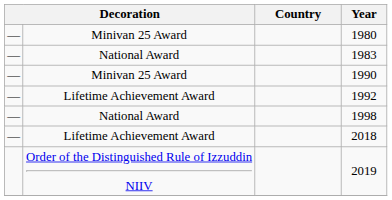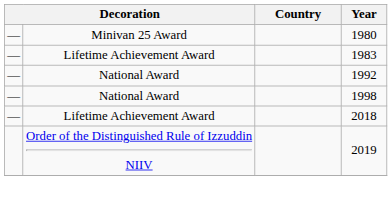(139, 55) National Award -> (139, 55) Lifetime Achievement Award
- row: (364, 75)
(139, 95) Lifetime Achievement Award -> (139, 75) National Award
